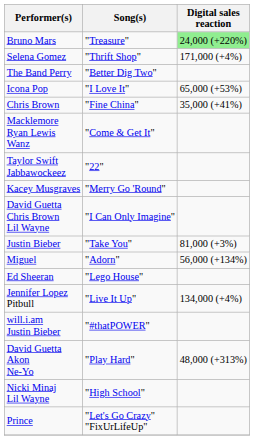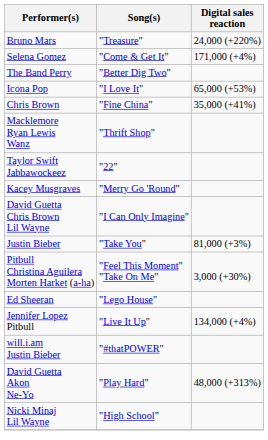(213, 40) lightgreen background -> (227, 40) no background
(113, 56) "Thrift Shop" -> (134, 56) "Come & Get It"
(120, 133) "Come & Get It" -> (127, 133) "Thrift Shop"
+ row: (50, 271)
- row: (21, 260)
- row: (20, 421)
